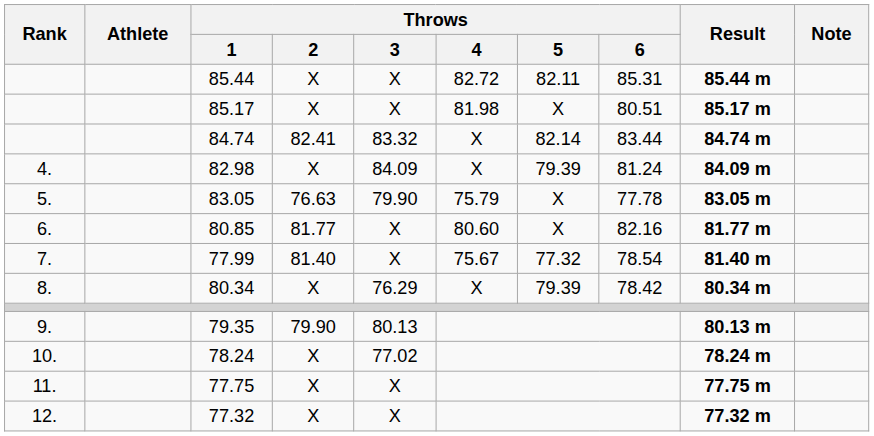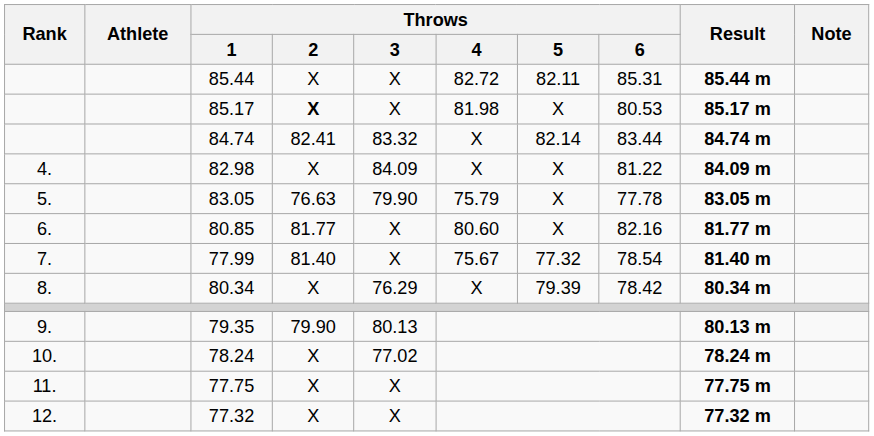(313, 108) normal -> (313, 108) bold
(640, 108) 80.51 -> (640, 108) 80.53
(558, 168) 79.39 -> (558, 168) X
(640, 168) 81.24 -> (640, 168) 81.22
